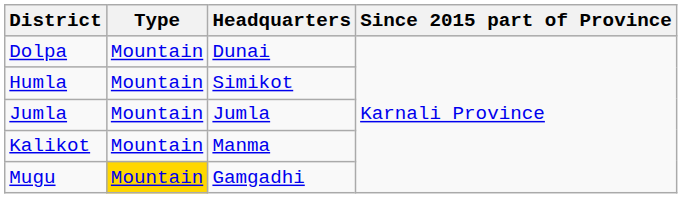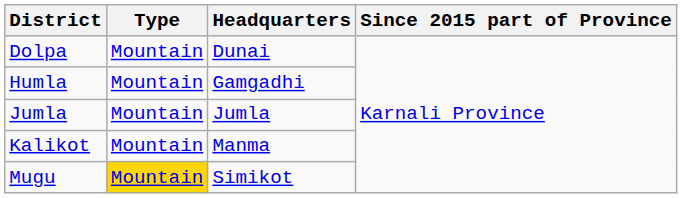(253, 83) Simikot -> (259, 83) Gamgadhi
(259, 177) Gamgadhi -> (253, 177) Simikot
